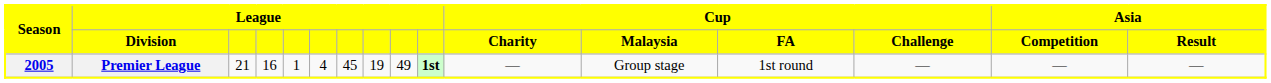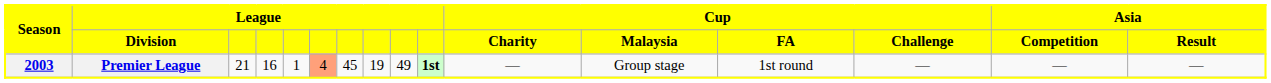(39, 65) 2005 -> (39, 65) 2003
(323, 65) no background -> (323, 65) lightsalmon background
